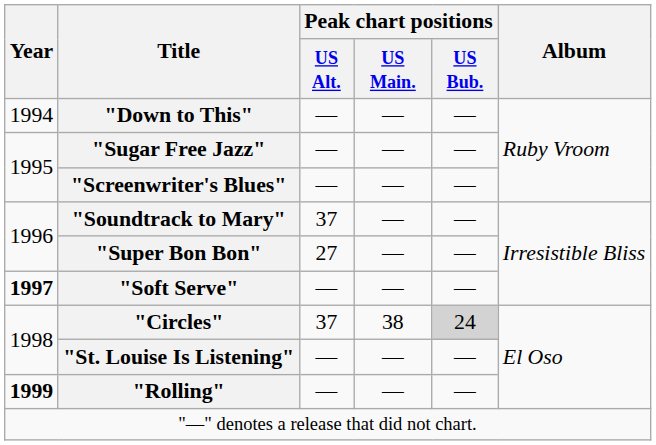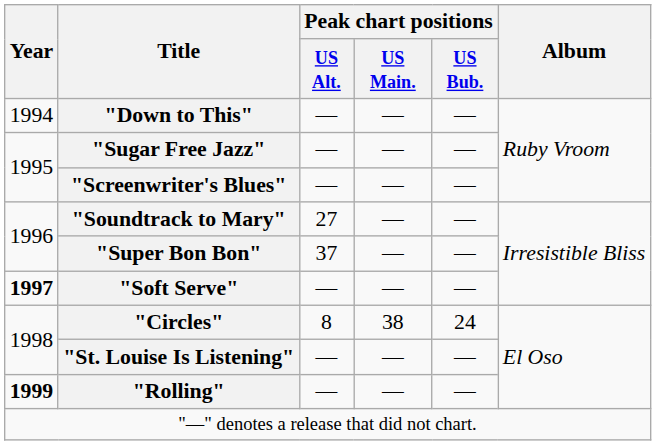(326, 218) 37 -> (326, 218) 27
(326, 253) 27 -> (326, 253) 37
(326, 322) 37 -> (326, 322) 8
(465, 322) lightgrey background -> (465, 322) no background
